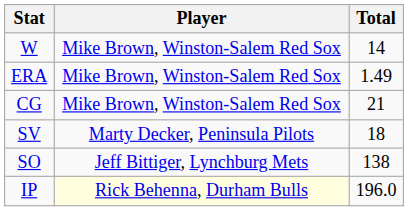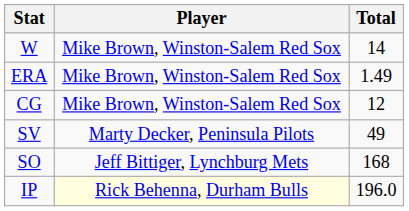(376, 104) 21 -> (376, 104) 12
(376, 133) 18 -> (376, 133) 49
(376, 162) 138 -> (376, 162) 168
